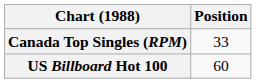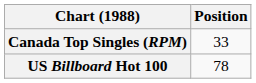(221, 66) 60 -> (221, 66) 78
